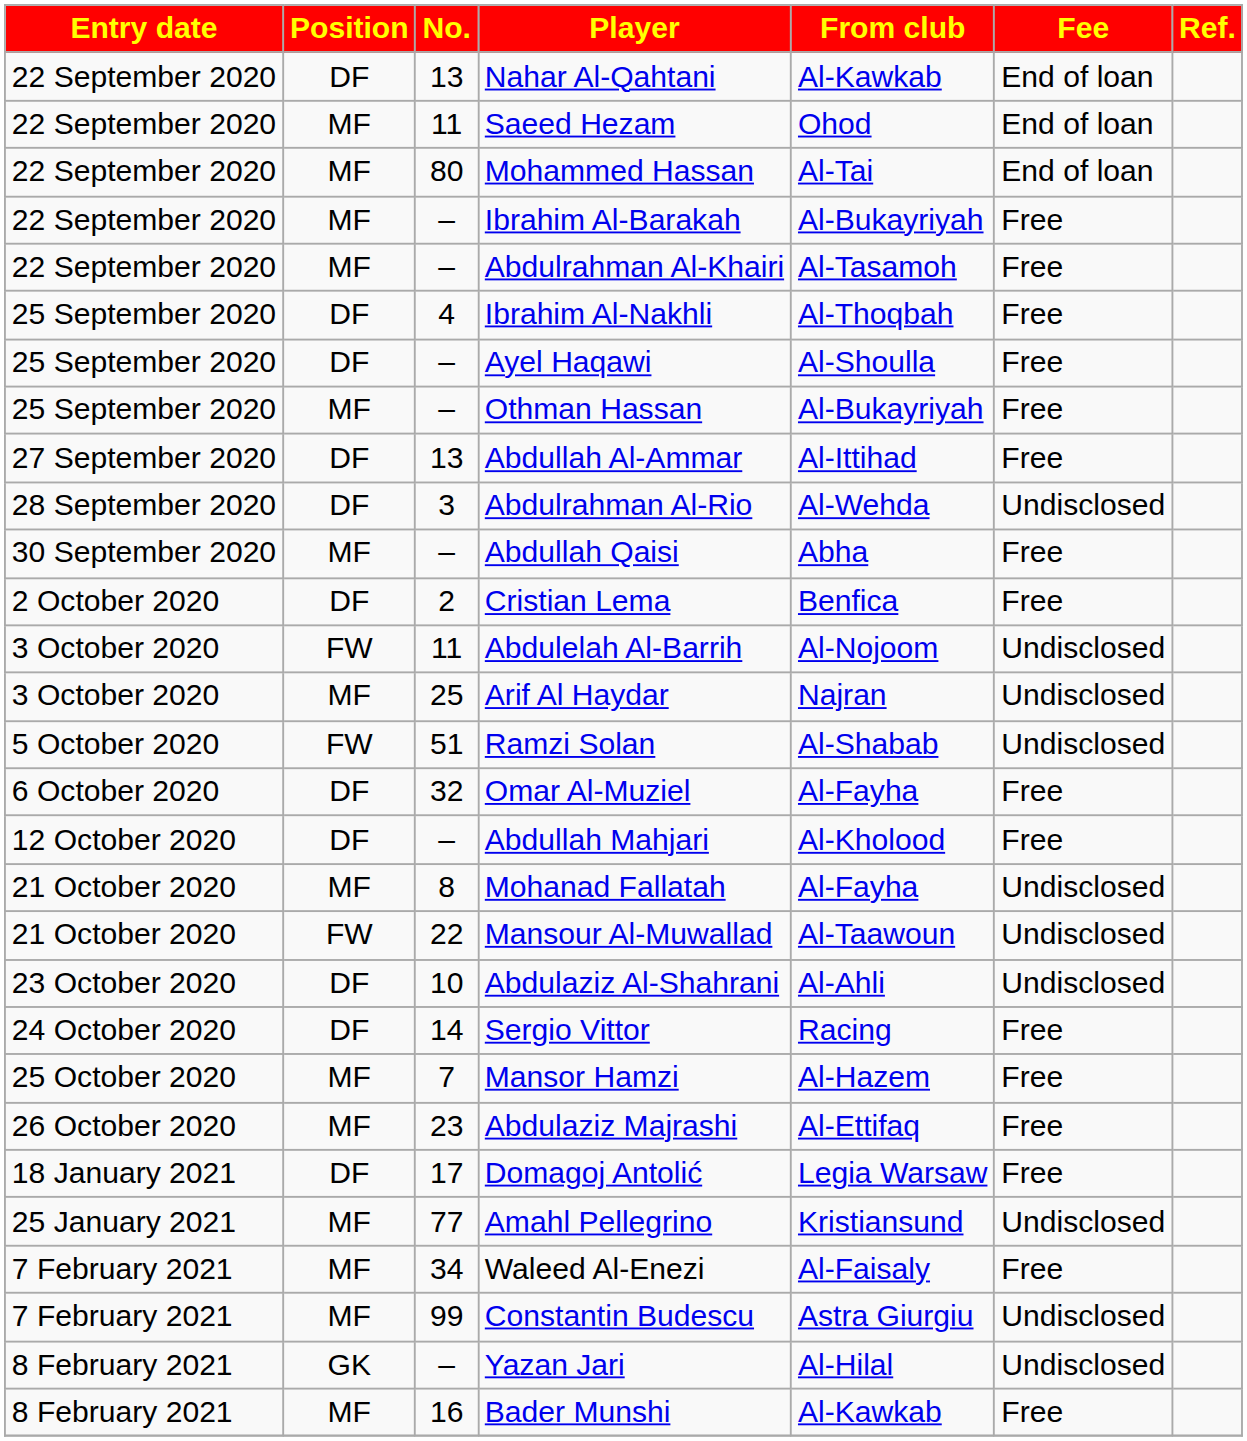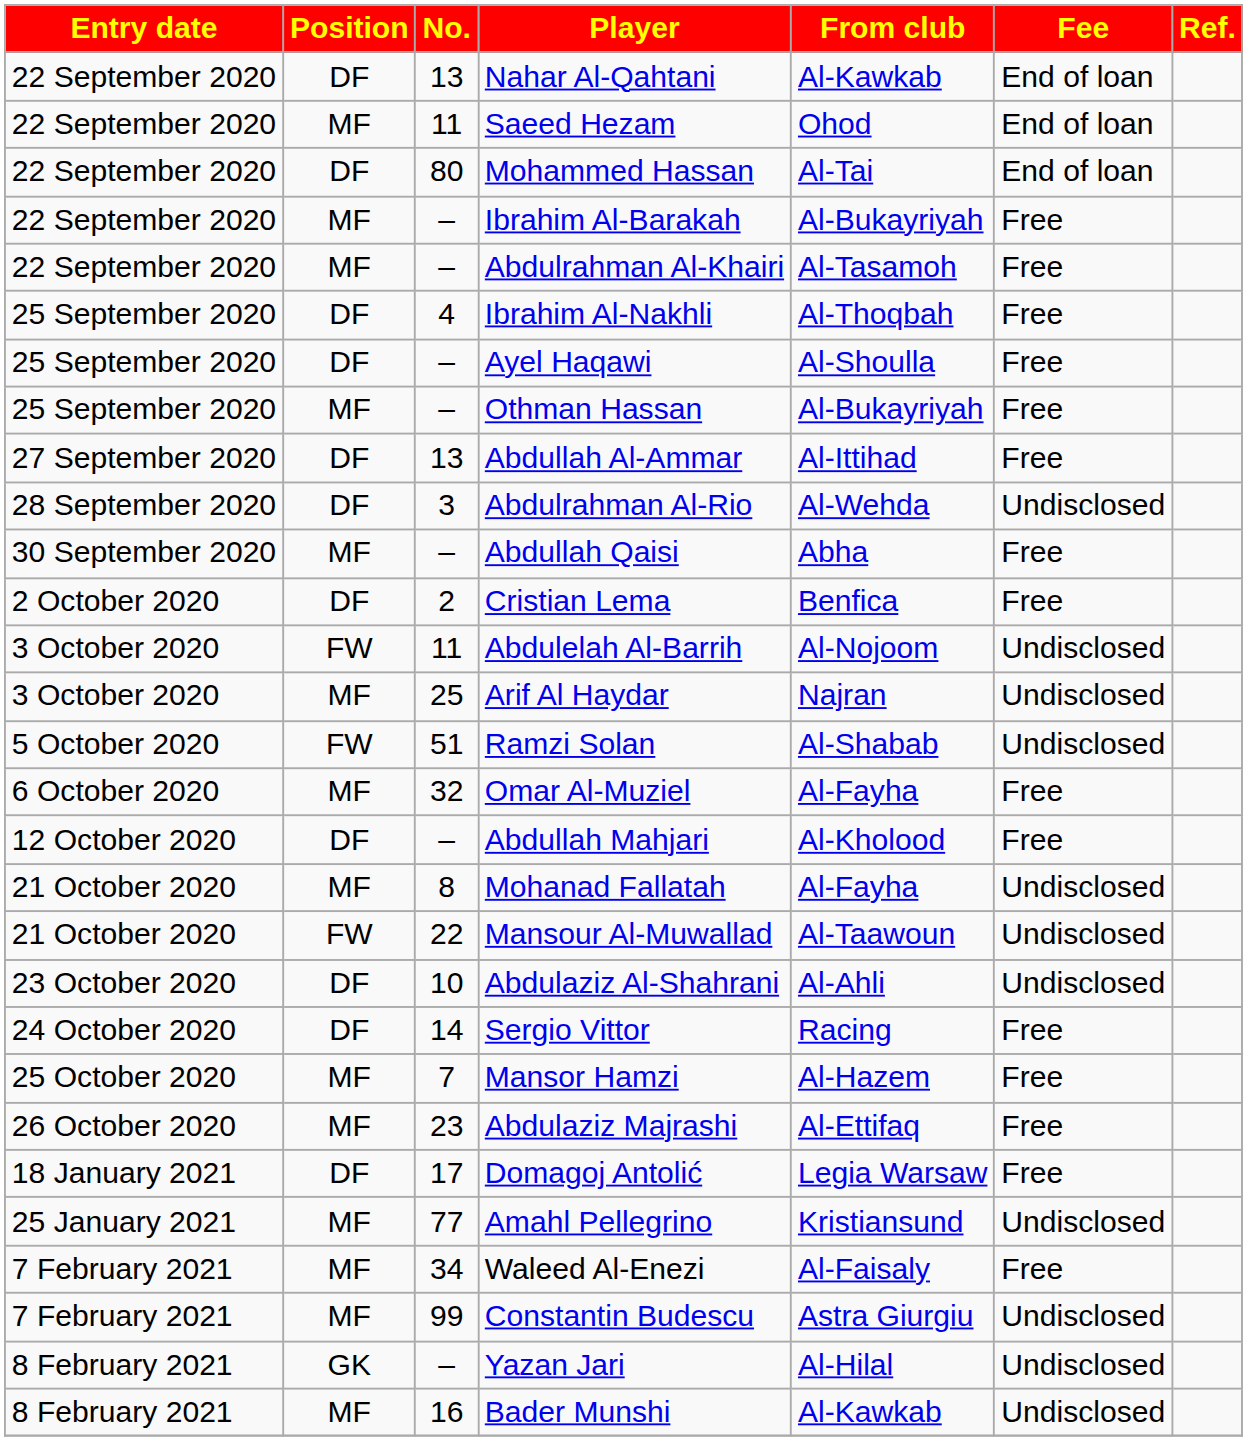(349, 171) MF -> (349, 171) DF
(349, 791) DF -> (349, 791) MF
(1032, 1411) Free -> (1083, 1411) Undisclosed
